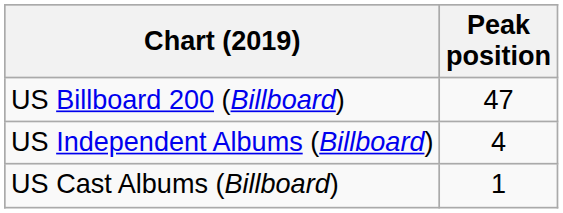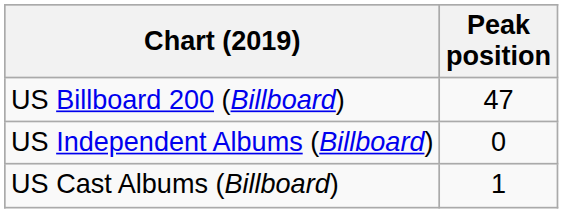(499, 142) 4 -> (499, 142) 0
